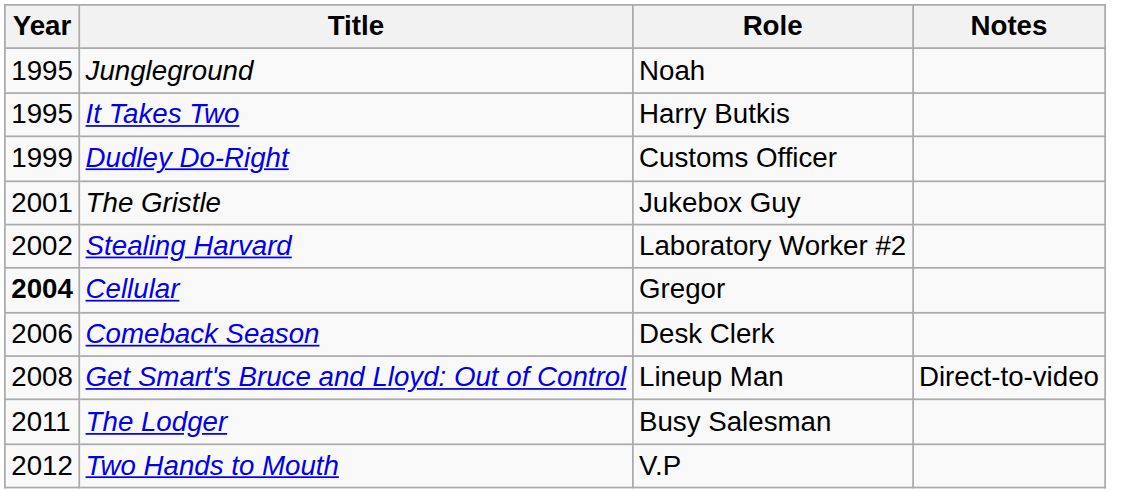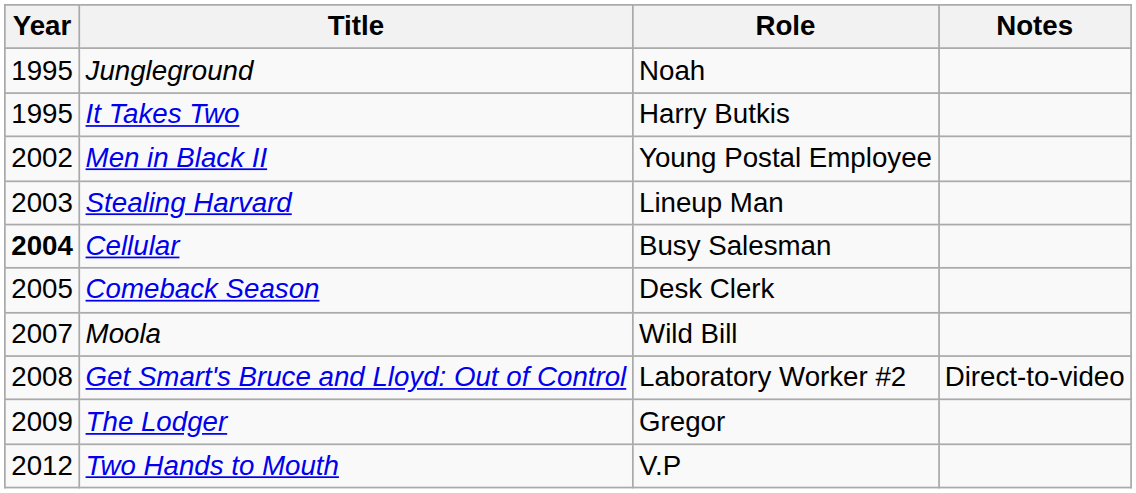- row: (187, 158)
- row: (153, 202)
+ row: (176, 158)
(42, 245) 2002 -> (42, 202) 2003
(773, 245) Laboratory Worker #2 -> (711, 202) Lineup Man
(682, 289) Gregor -> (735, 245) Busy Salesman
(42, 333) 2006 -> (42, 289) 2005
+ row: (123, 333)
(711, 377) Lineup Man -> (773, 377) Laboratory Worker #2
(41, 421) 2011 -> (42, 421) 2009
(735, 421) Busy Salesman -> (682, 421) Gregor
